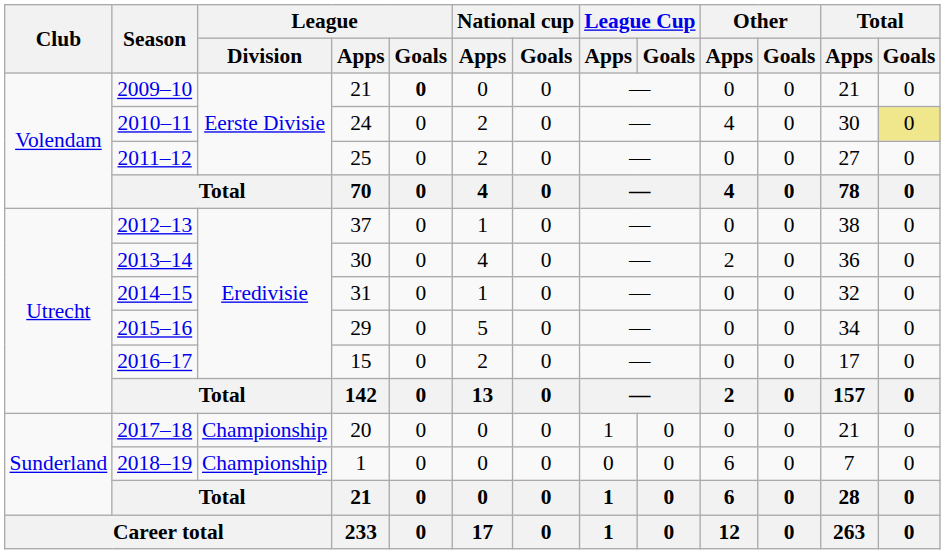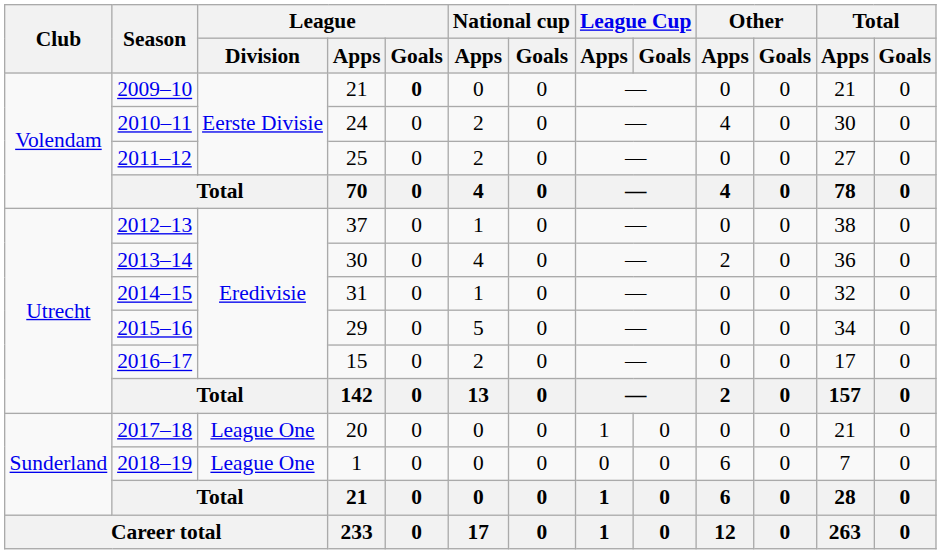(909, 123) khaki background -> (905, 123) no background
(265, 429) Championship -> (263, 429) League One
(265, 463) Championship -> (263, 463) League One
